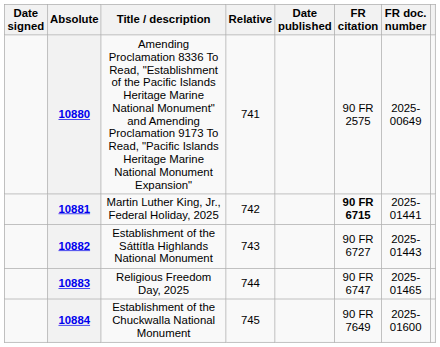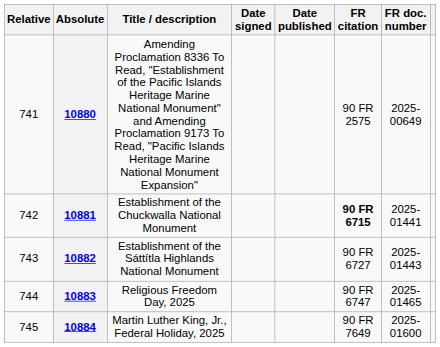columns swapped: (250, 19) <-> (26, 19)
(164, 209) Martin Luther King, Jr., Federal Holiday, 2025 -> (169, 215) Establishment of the Chuckwalla National Monument
(164, 320) Establishment of the Chuckwalla National Monument -> (169, 327) Martin Luther King, Jr., Federal Holiday, 2025
